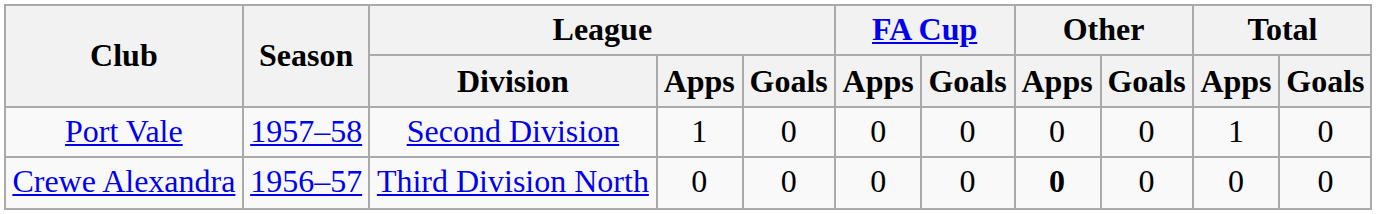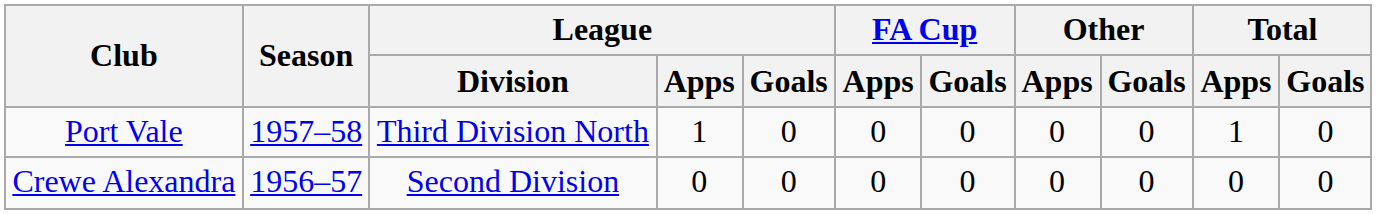(513, 131) Second Division -> (513, 131) Third Division North
(513, 182) Third Division North -> (513, 182) Second Division
(1057, 182) bold -> (1057, 182) normal
